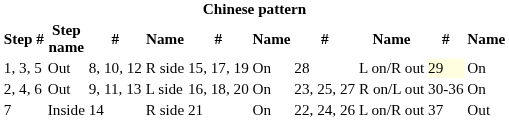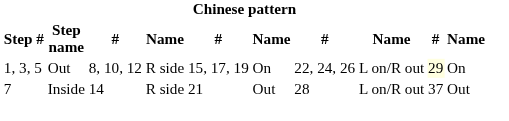(302, 68) 28 -> (325, 68) 22, 24, 26
- row: (23, 89)
(262, 110) On -> (264, 89) Out
(325, 110) 22, 24, 26 -> (302, 89) 28
